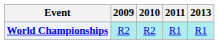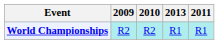columns swapped: (175, 13) <-> (201, 13)
